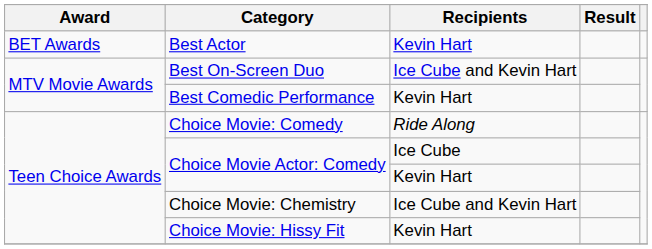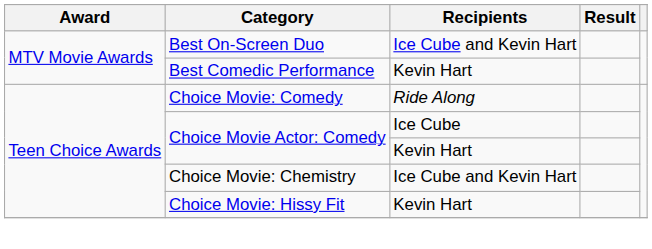- row: (207, 44)
